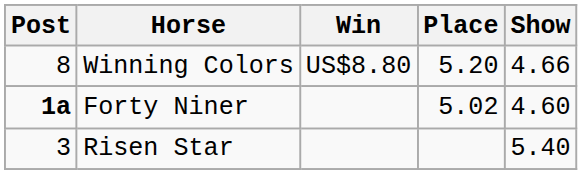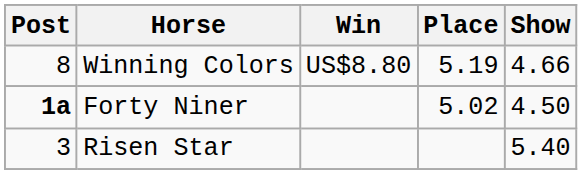(468, 66) 5.20 -> (468, 66) 5.19
(541, 107) 4.60 -> (541, 107) 4.50
